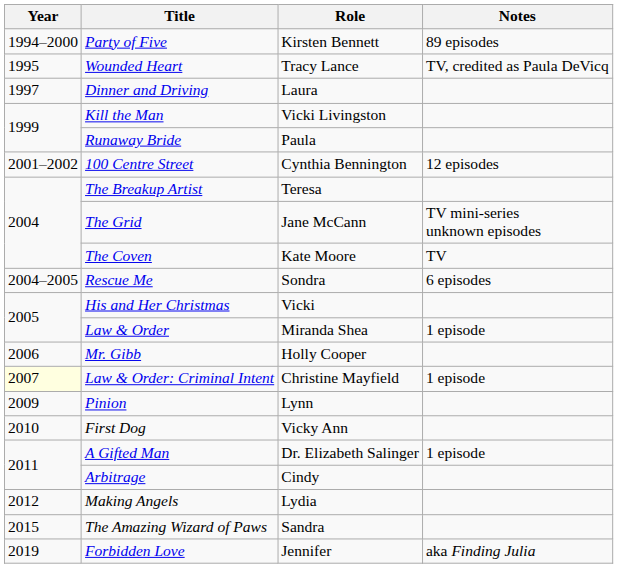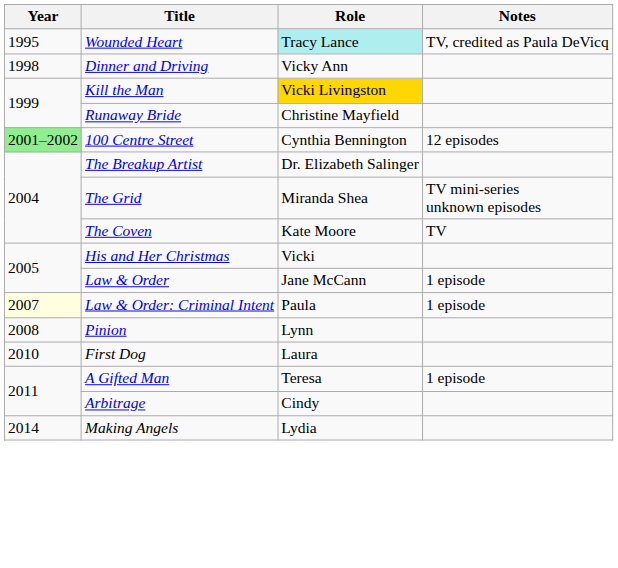- row: (126, 41)
(320, 66) no background -> (320, 41) paleturquoise background
(24, 90) 1997 -> (24, 66) 1998
(299, 90) Laura -> (315, 66) Vicky Ann
(334, 115) no background -> (334, 90) gold background
(299, 139) Paula -> (340, 115) Christine Mayfield
(43, 164) no background -> (43, 139) lightgreen background
(301, 189) Teresa -> (350, 164) Dr. Elizabeth Salinger
(324, 222) Jane McCann -> (325, 197) Miranda Shea
- row: (119, 280)
(325, 329) Miranda Shea -> (324, 280) Jane McCann
- row: (113, 354)
(340, 378) Christine Mayfield -> (299, 305) Paula
(24, 403) 2009 -> (24, 329) 2008
(315, 428) Vicky Ann -> (299, 354) Laura
(350, 452) Dr. Elizabeth Salinger -> (301, 378) Teresa
(24, 501) 2012 -> (24, 428) 2014
- row: (176, 526)
- row: (135, 551)
